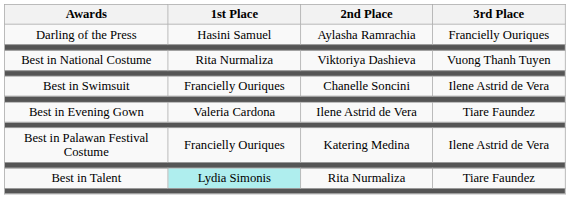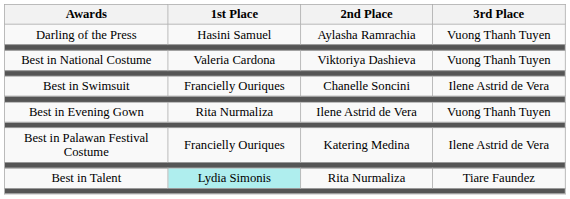(499, 34) Francielly Ouriques -> (499, 34) Vuong Thanh Tuyen
(234, 60) Rita Nurmaliza -> (234, 60) Valeria Cardona
(234, 112) Valeria Cardona -> (234, 112) Rita Nurmaliza
(499, 112) Tiare Faundez -> (499, 112) Vuong Thanh Tuyen
